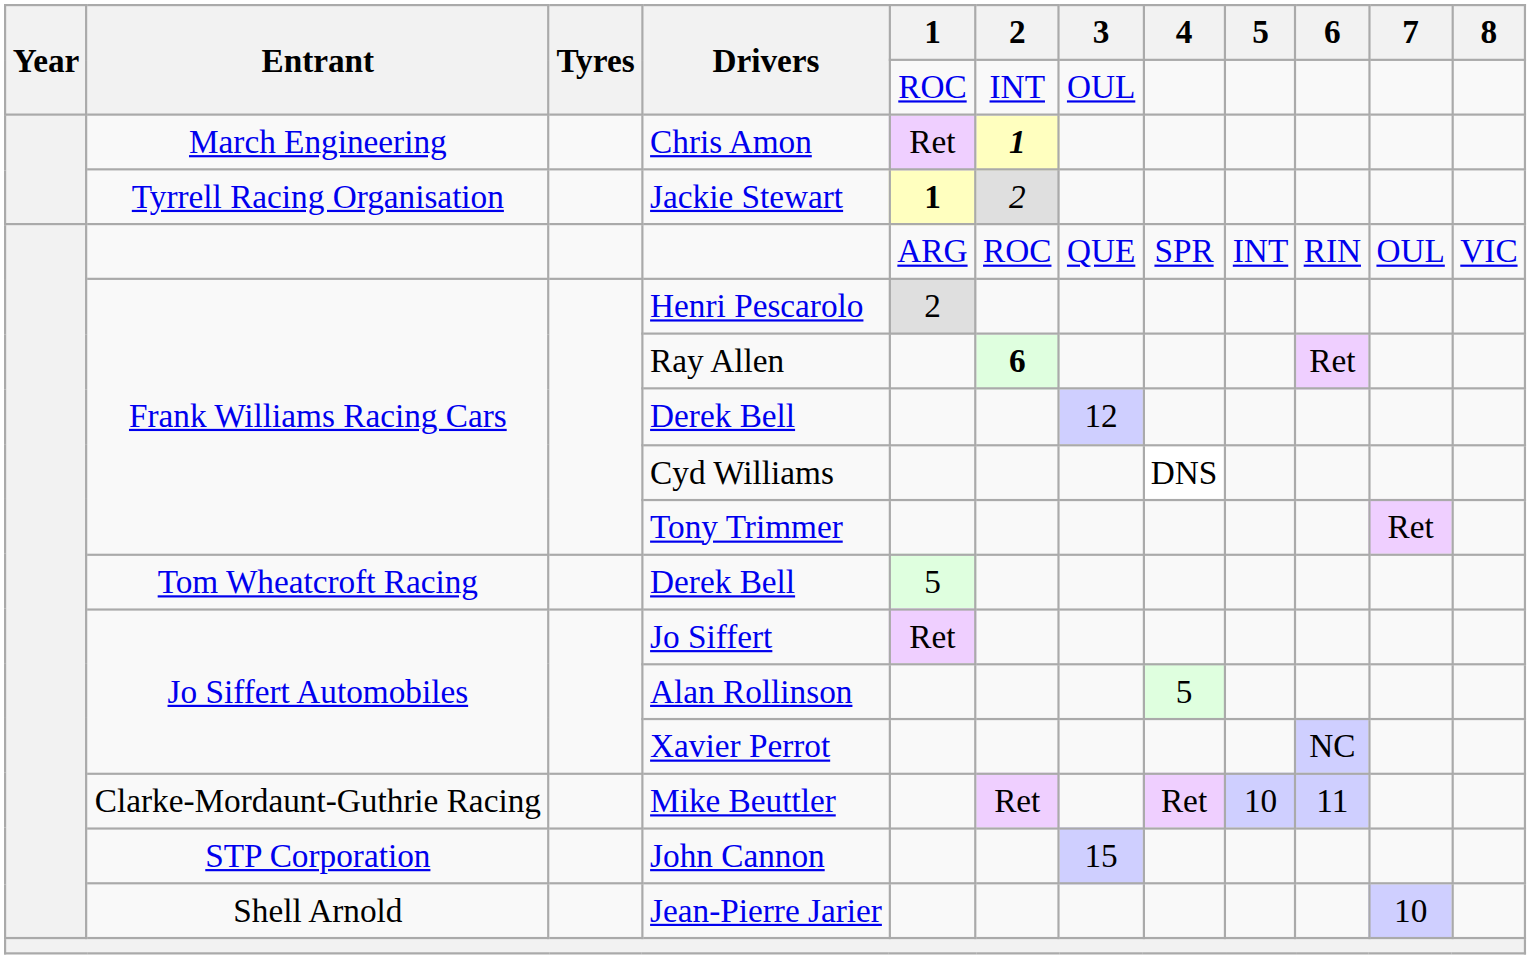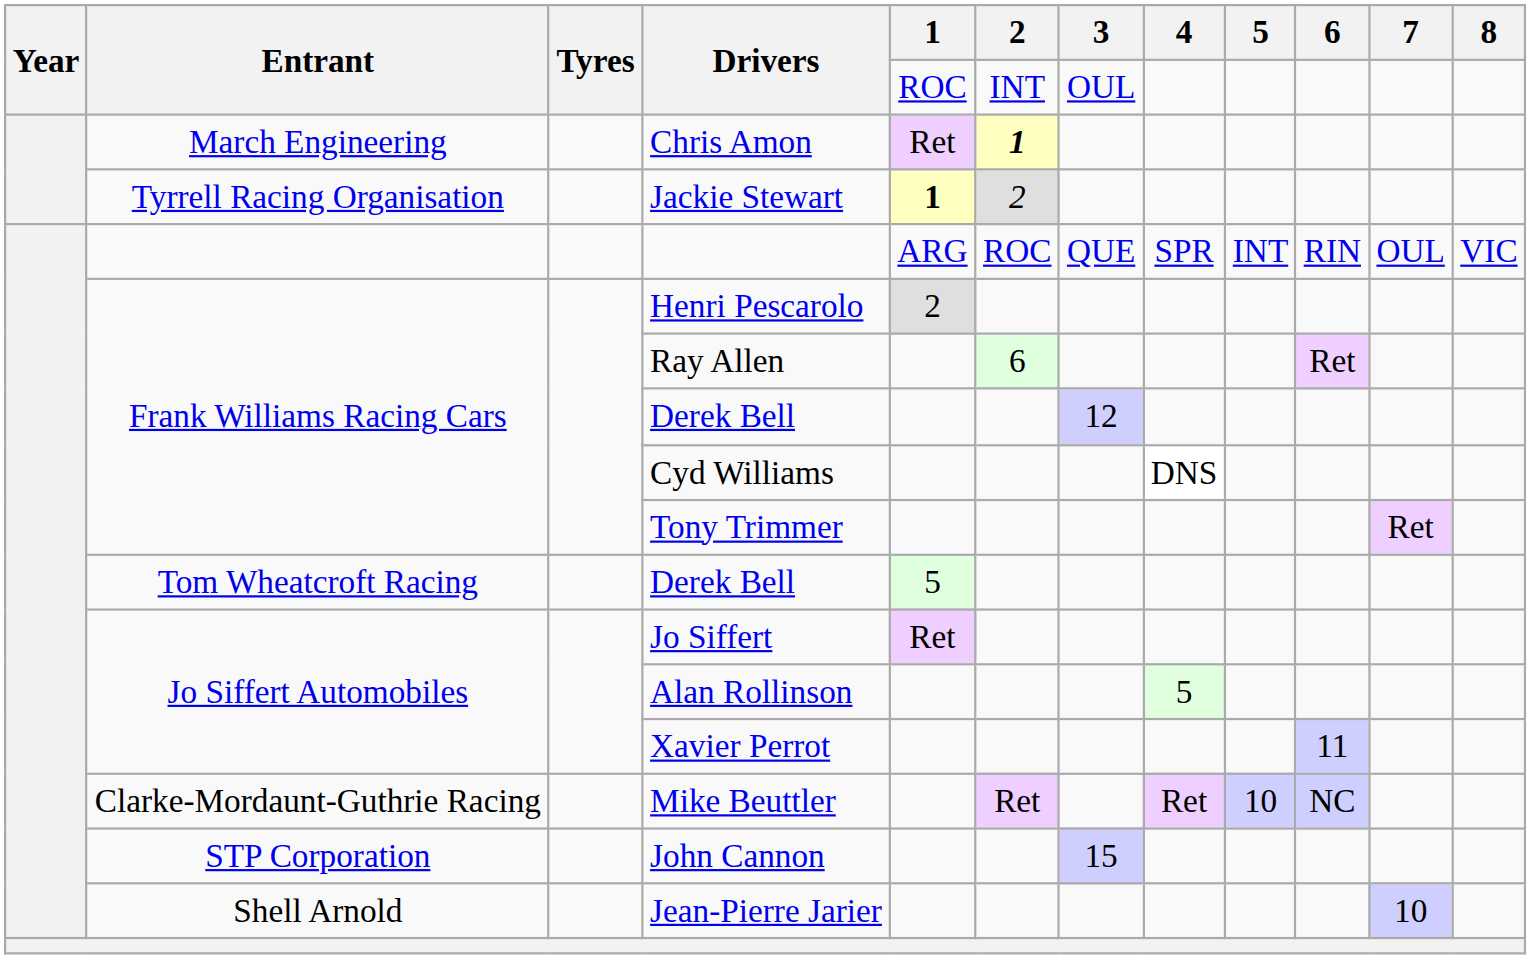(1017, 361) bold -> (1017, 361) normal
(1332, 745) NC -> (1332, 745) 11
(1332, 800) 11 -> (1332, 800) NC
